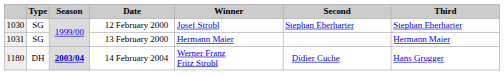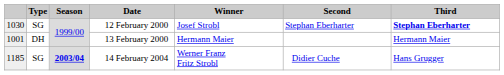(428, 25) normal -> (432, 25) bold
(15, 39) 1031 -> (15, 39) 1001
(38, 39) SG -> (38, 39) DH
(15, 58) 1180 -> (15, 58) 1185
(38, 58) DH -> (38, 58) SG
